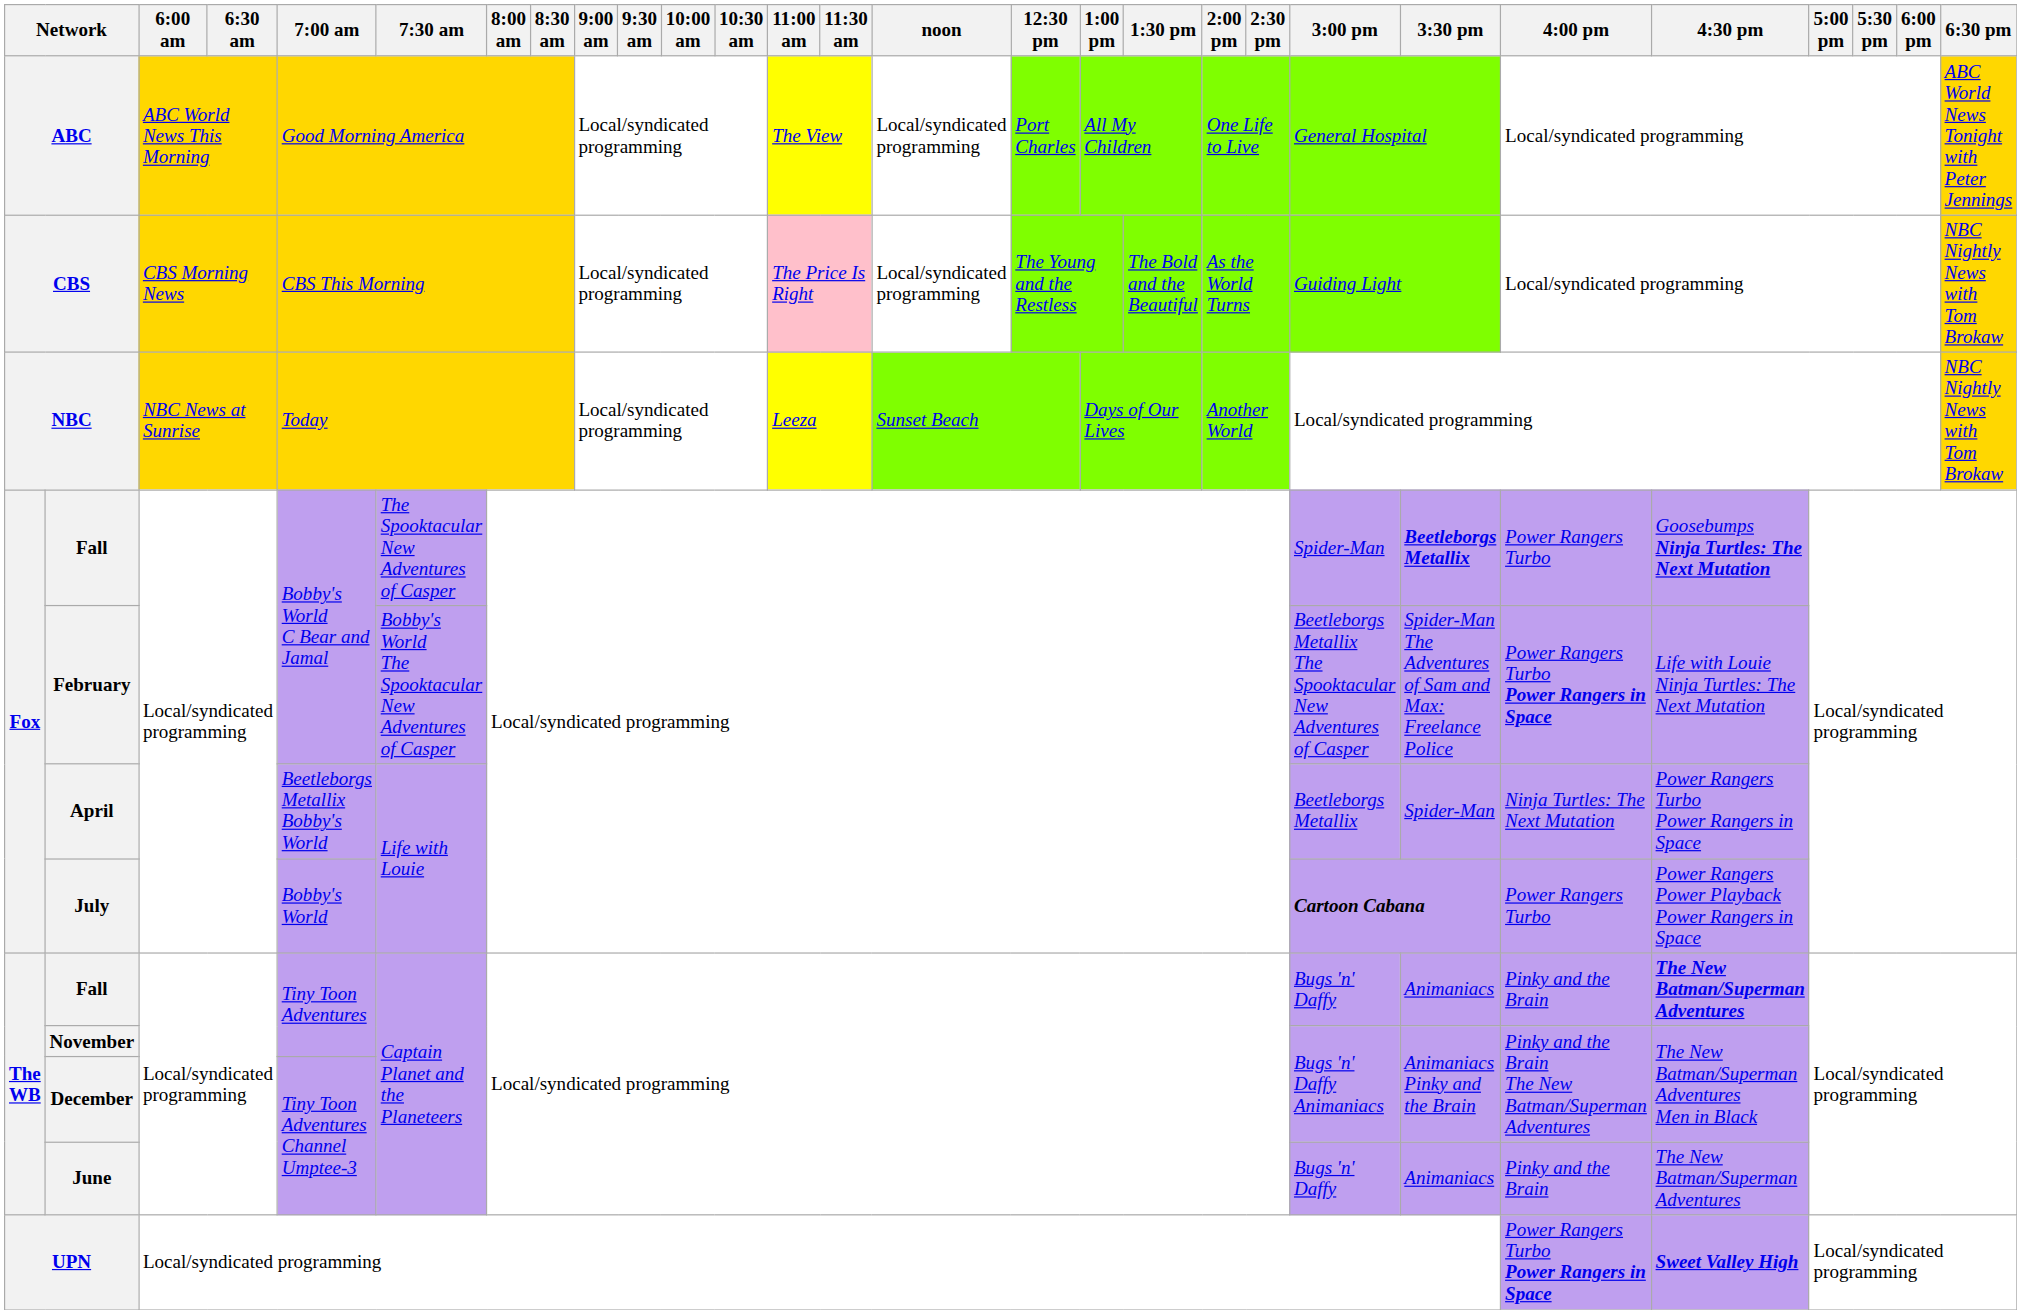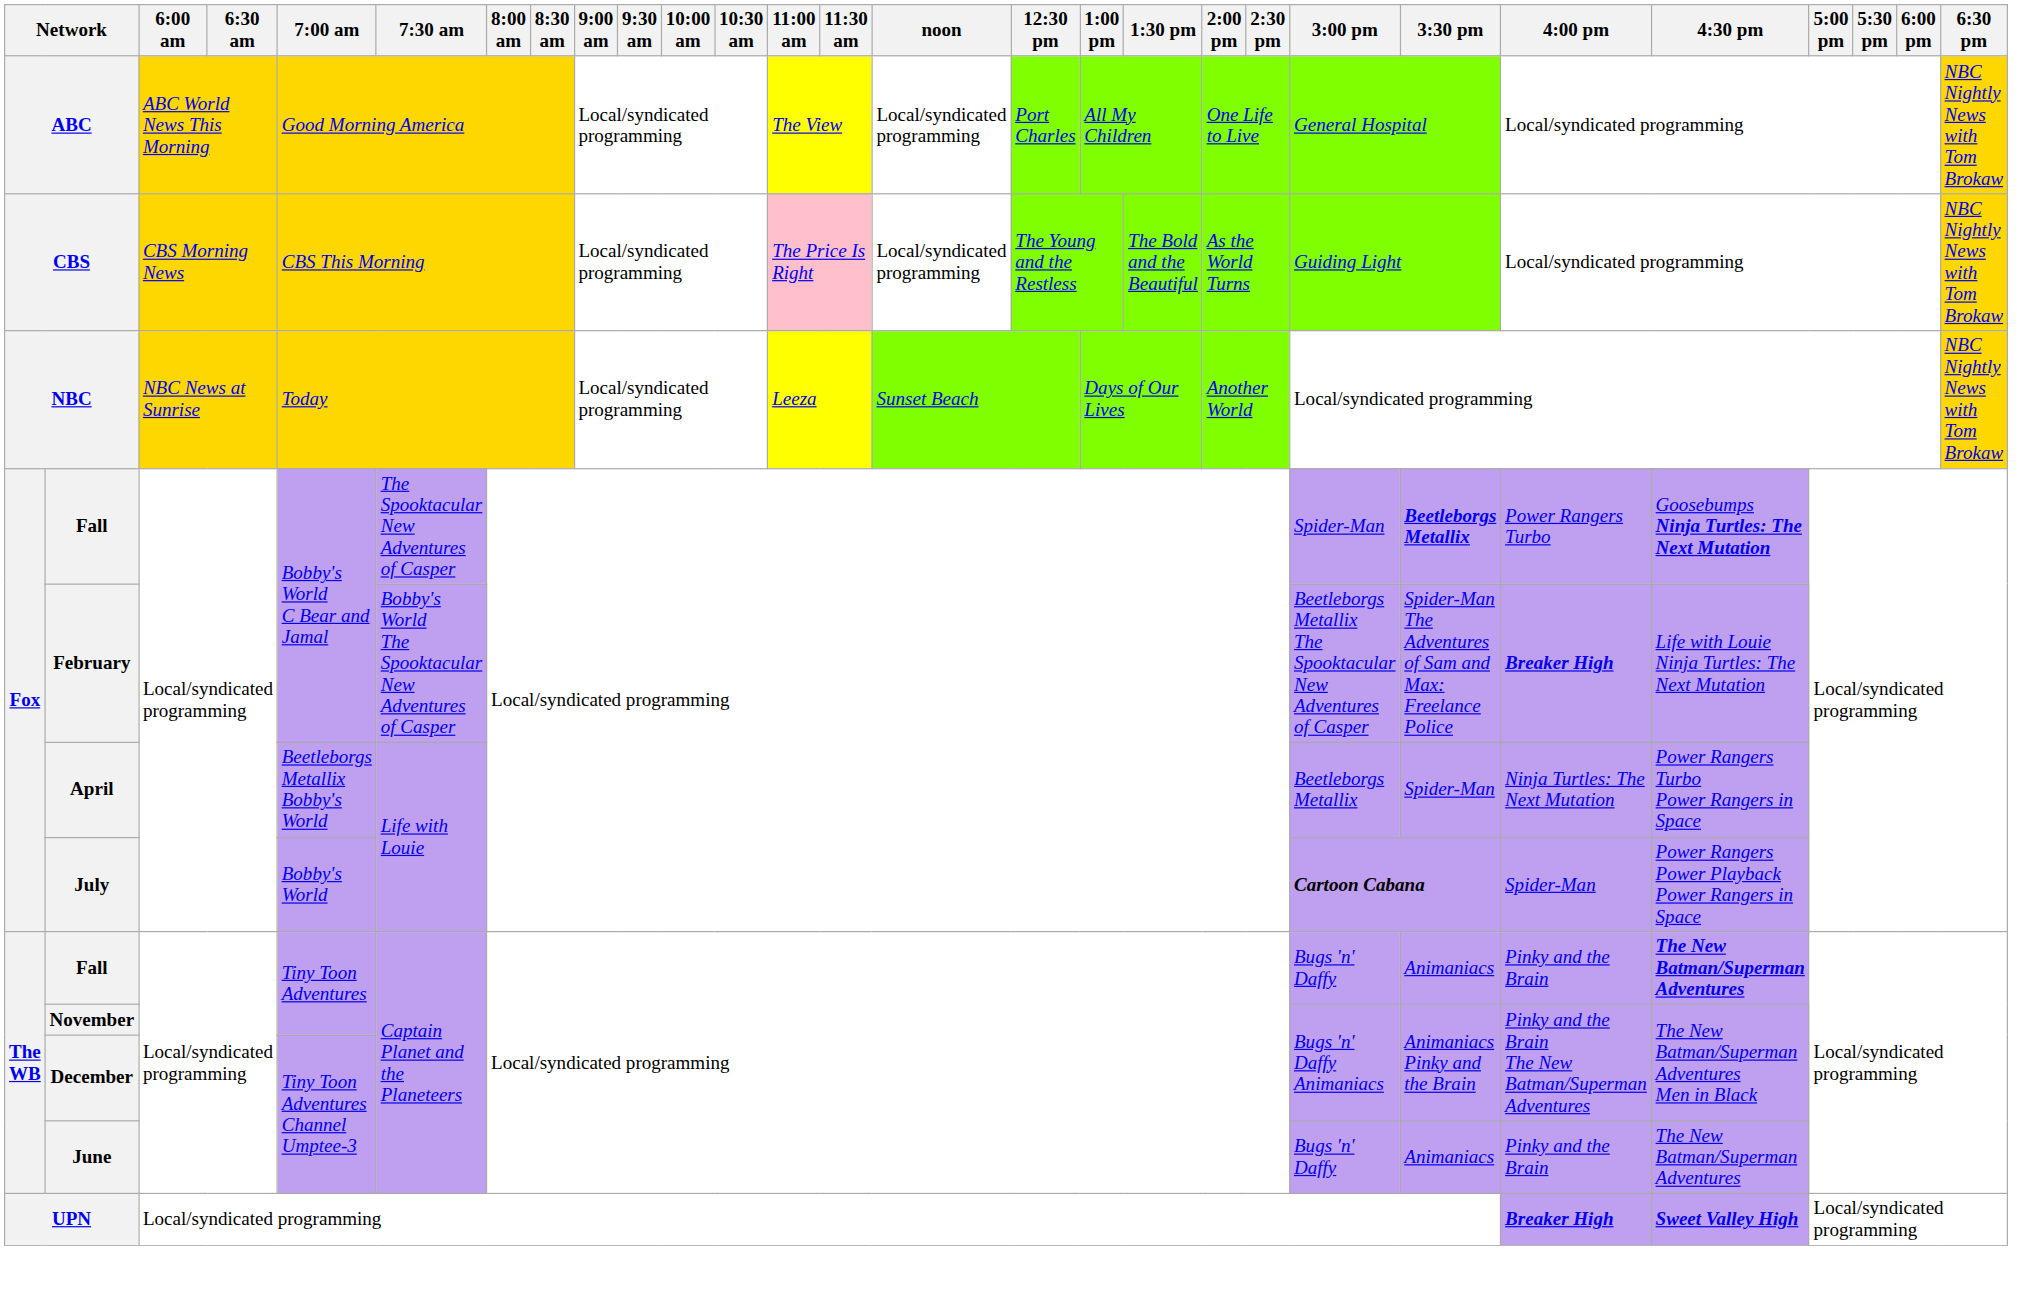(1978, 135) ABC World News Tonight with Peter Jennings -> (1974, 124) NBC Nightly News with Tom Brokaw
(1575, 684) Power Rangers Turbo Power Rangers in Space -> (1559, 663) Breaker High
(1564, 905) Power Rangers Turbo -> (1550, 884) Spider-Man
(1575, 1262) Power Rangers Turbo Power Rangers in Space -> (1559, 1219) Breaker High
